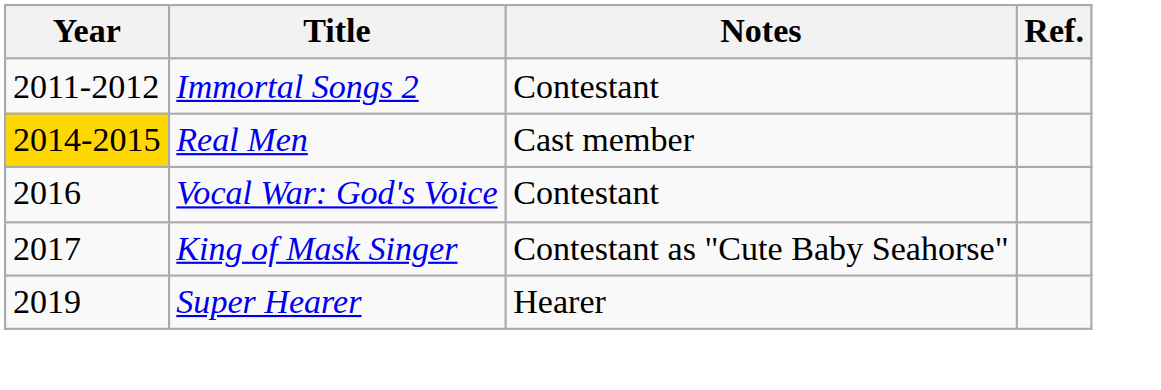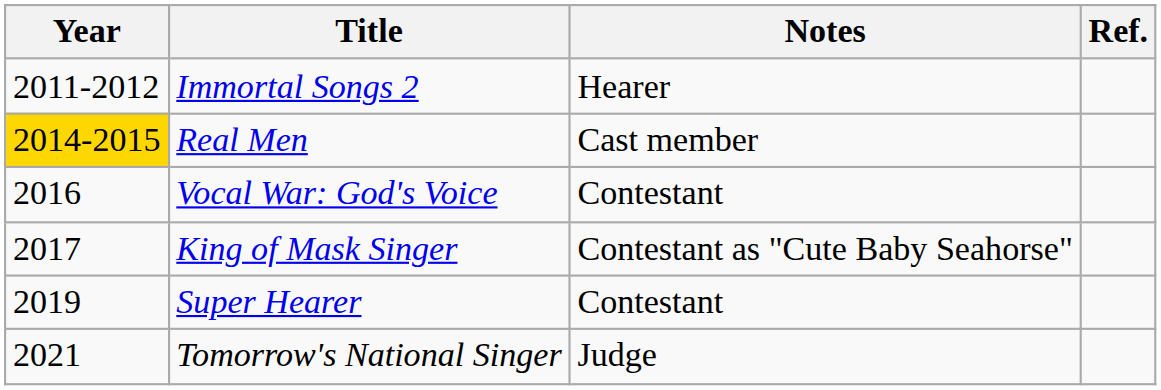(586, 85) Contestant -> (624, 85) Hearer
(560, 301) Hearer -> (650, 301) Contestant
+ row: (369, 355)
